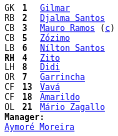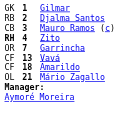- row: (55, 38)
- row: (72, 48)
- row: (50, 68)
